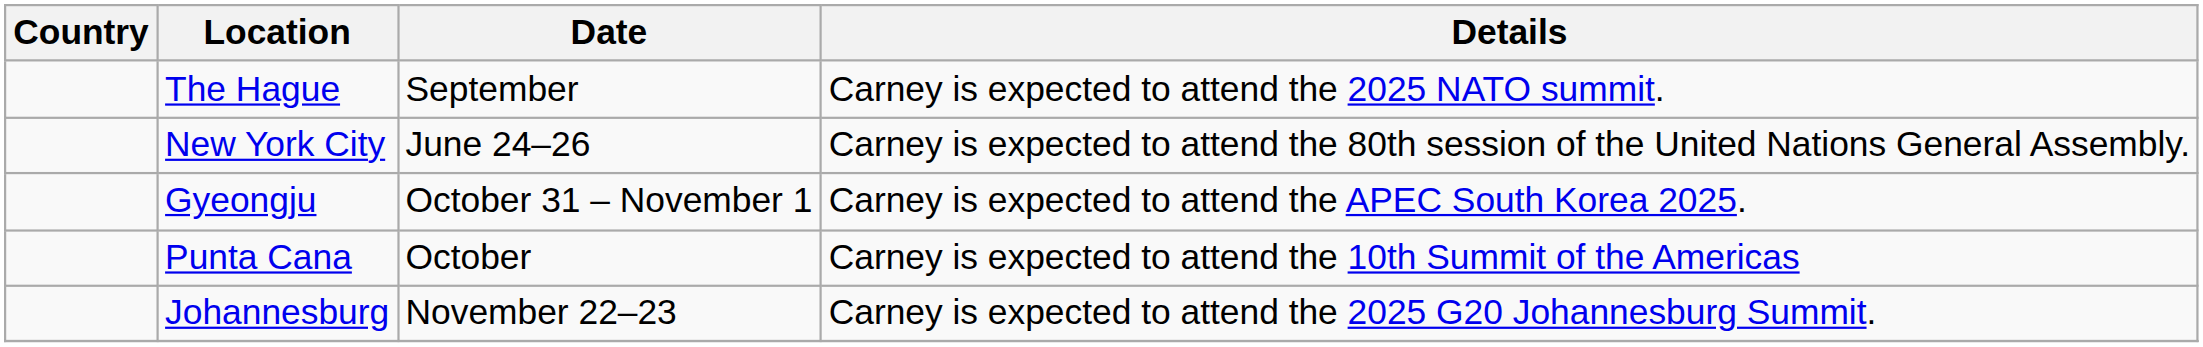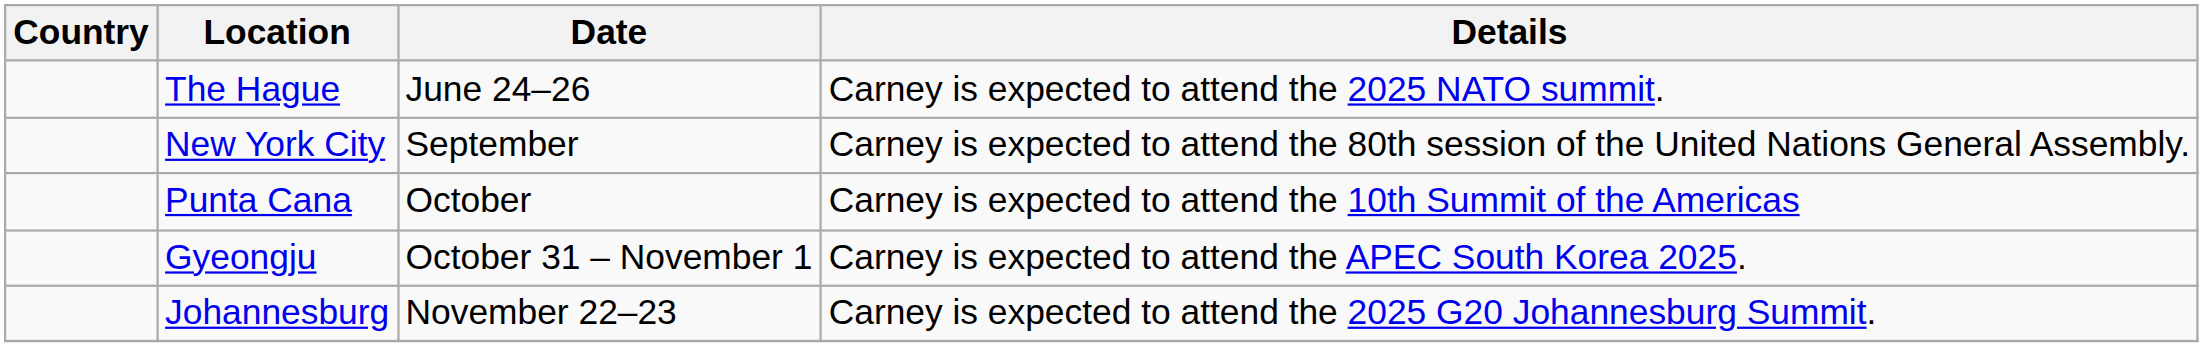(492, 88) September -> (498, 88) June 24–26
(498, 144) June 24–26 -> (492, 144) September
rows swapped: (258, 256) <-> (241, 200)
